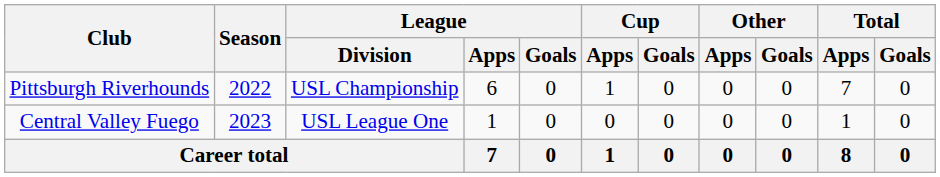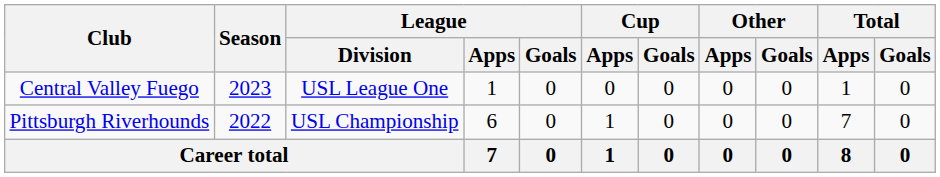rows swapped: (109, 88) <-> (109, 121)
